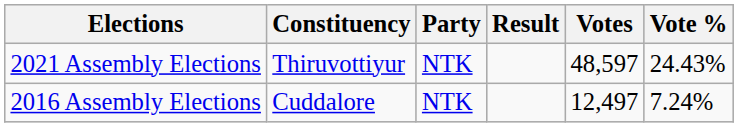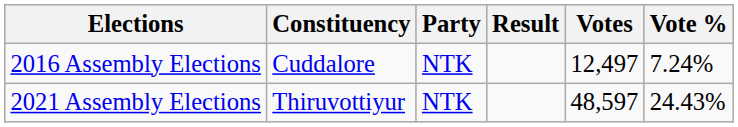rows swapped: (136, 102) <-> (136, 63)
